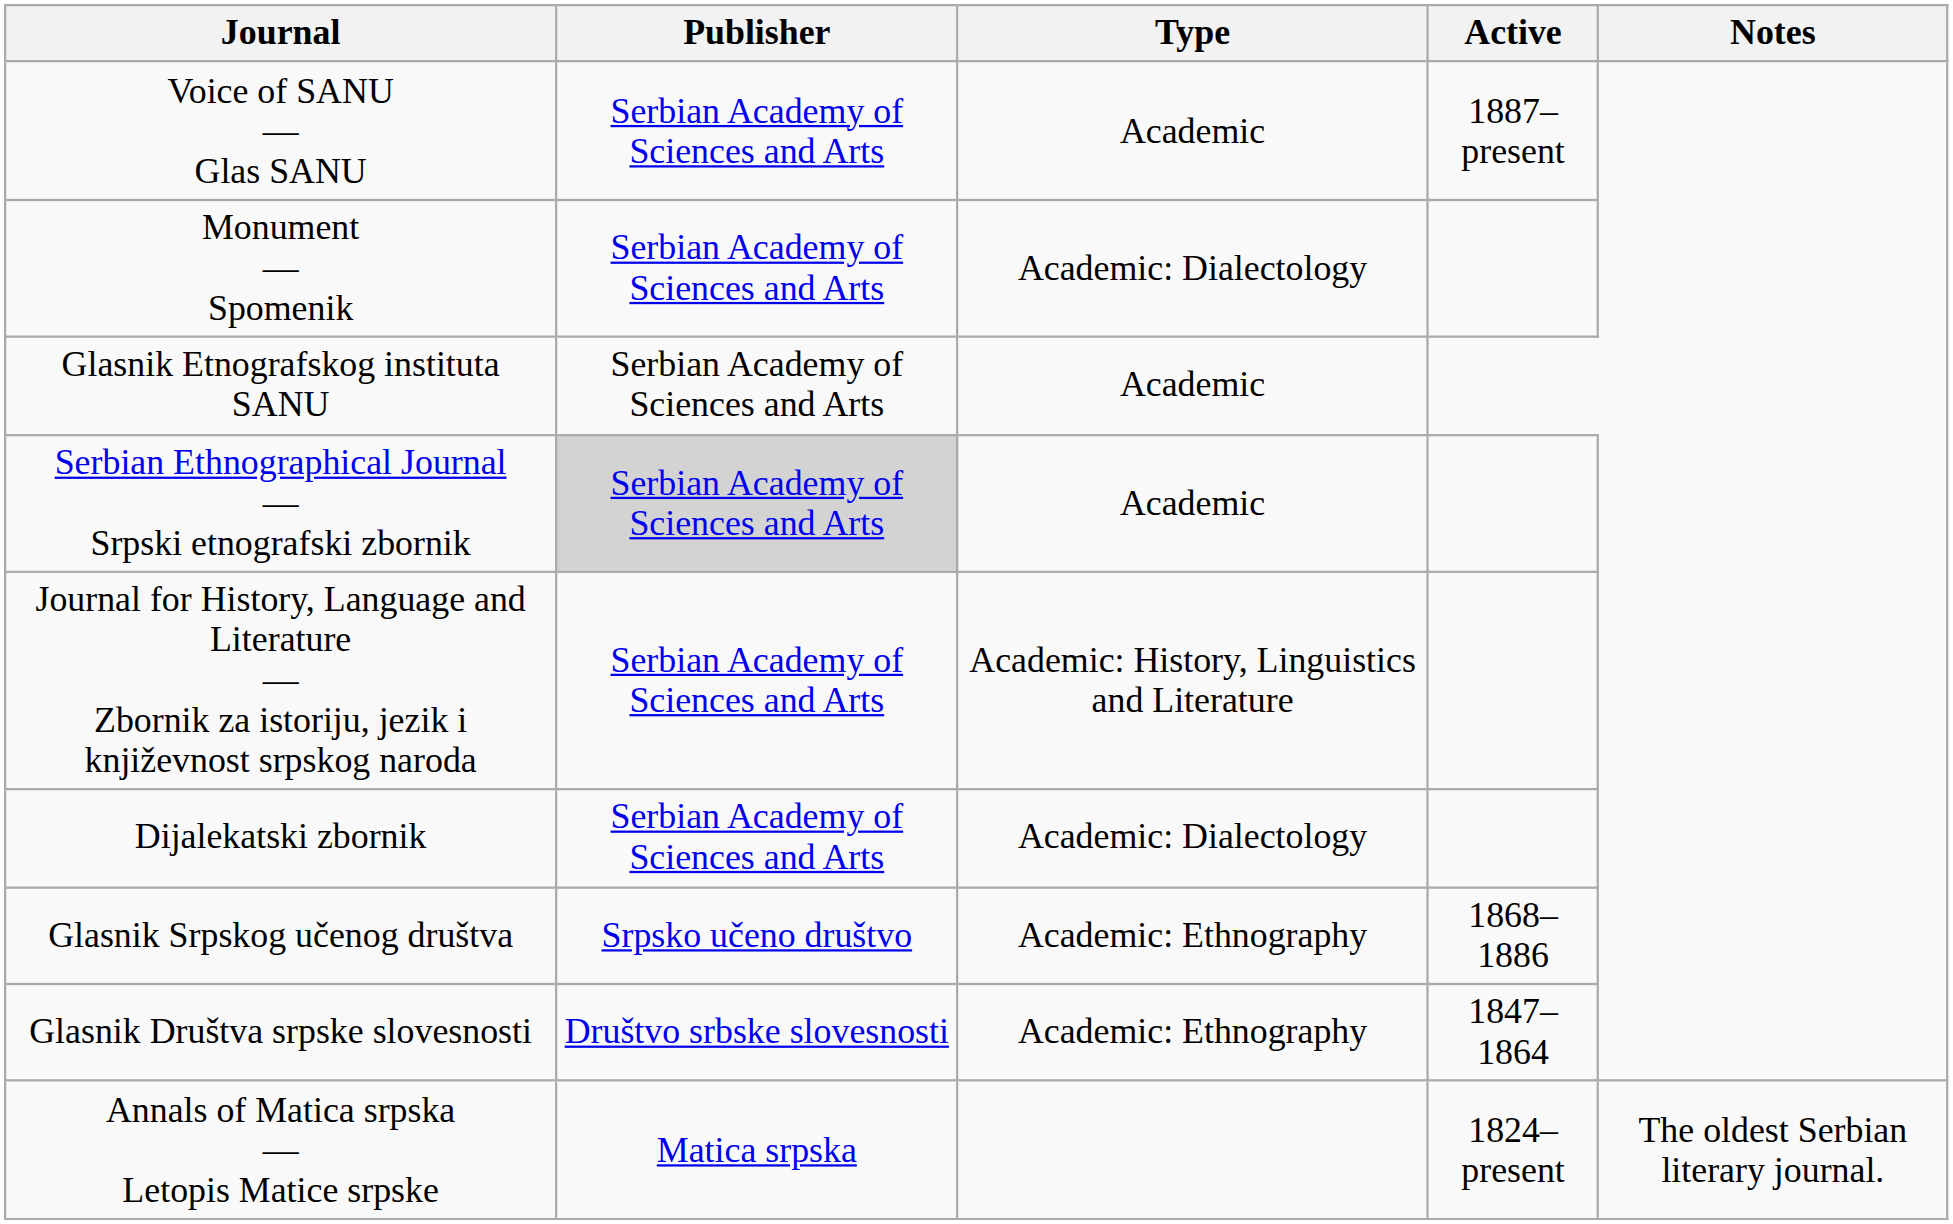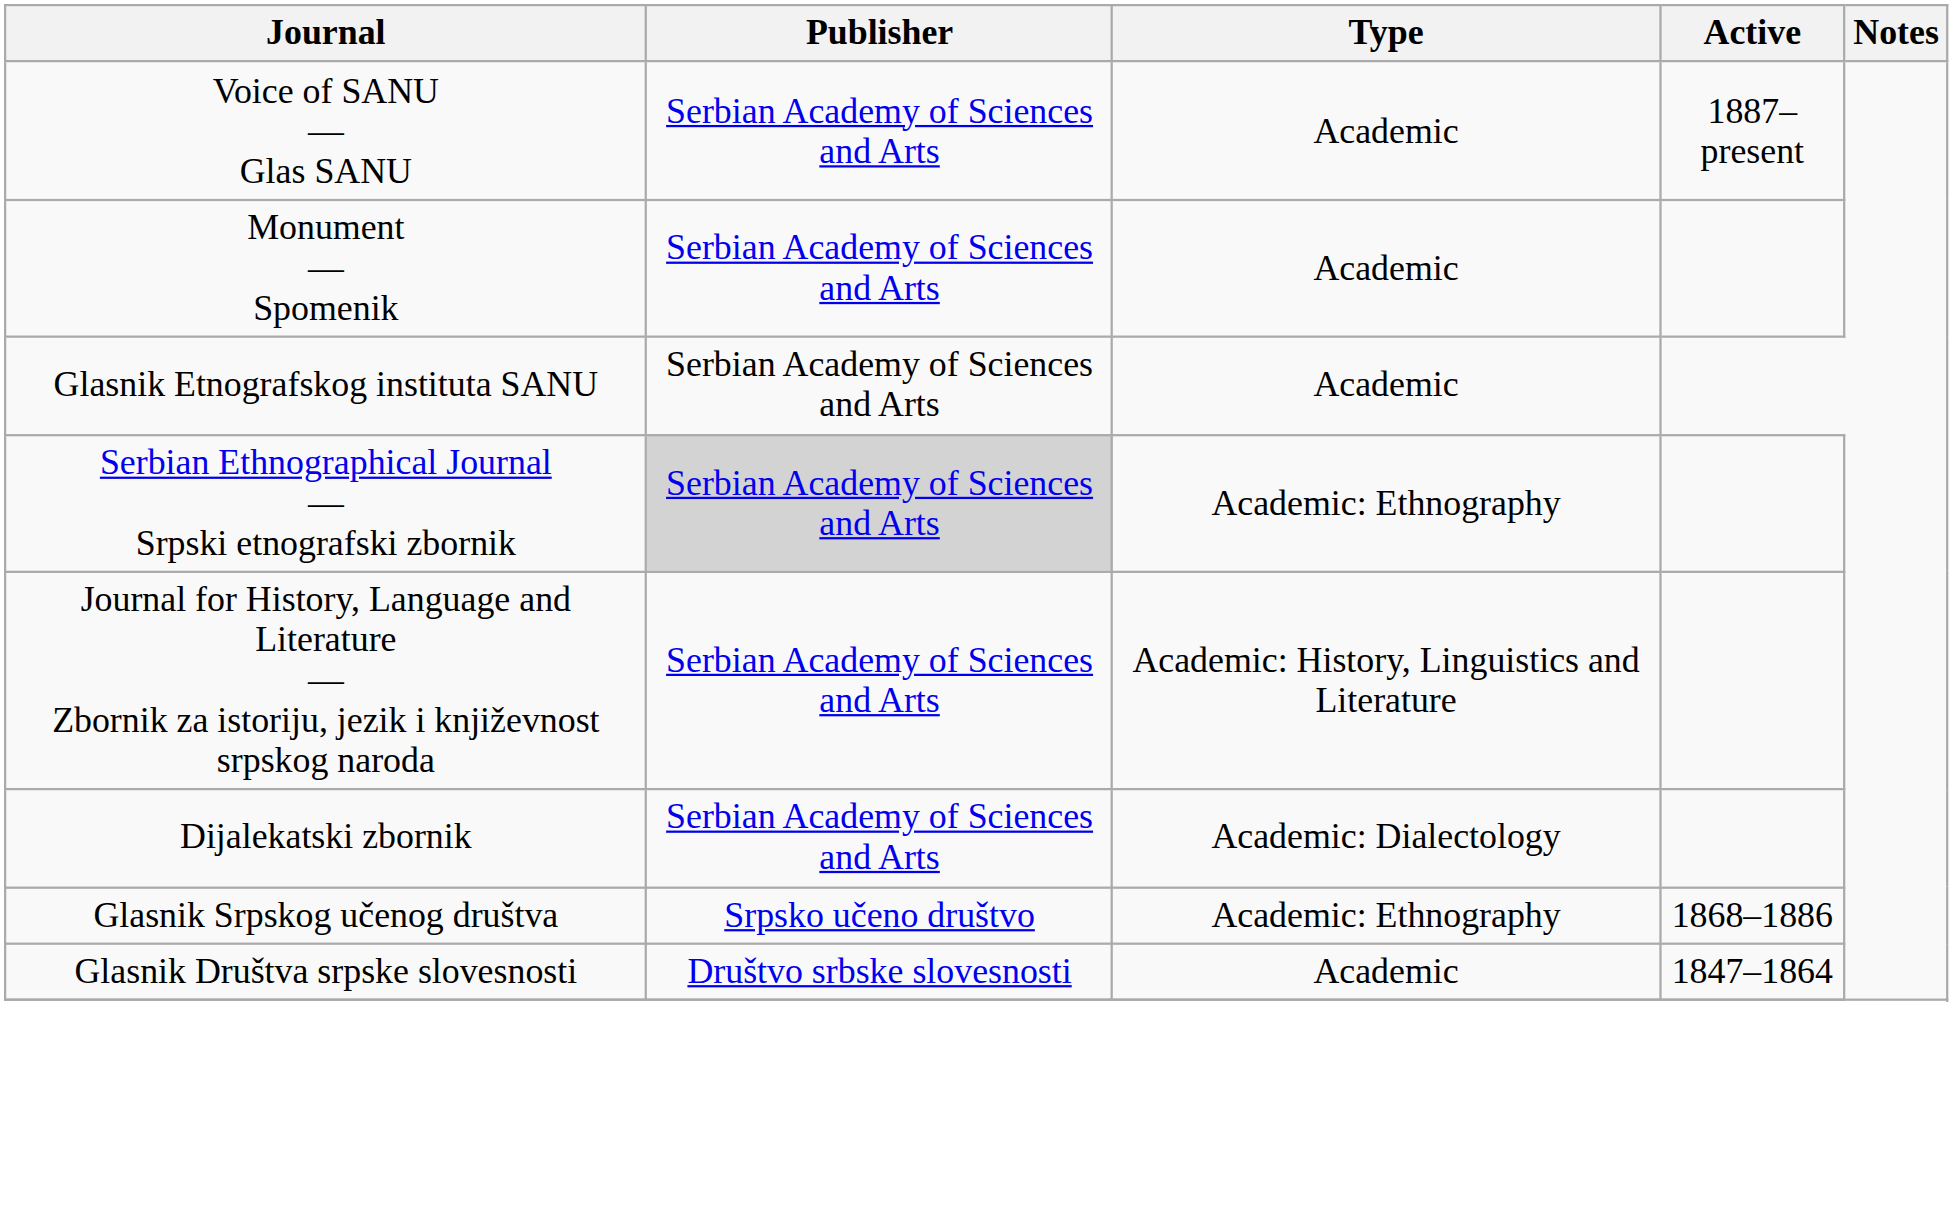(1193, 267) Academic: Dialectology -> (1386, 267) Academic
(1193, 502) Academic -> (1386, 502) Academic: Ethnography
(1193, 1031) Academic: Ethnography -> (1386, 971) Academic
- row: (281, 1149)
